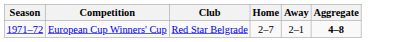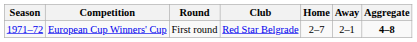+ column: (195, 12)
